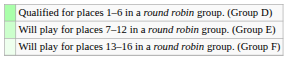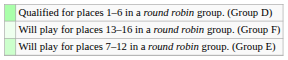rows swapped: (147, 30) <-> (149, 47)
